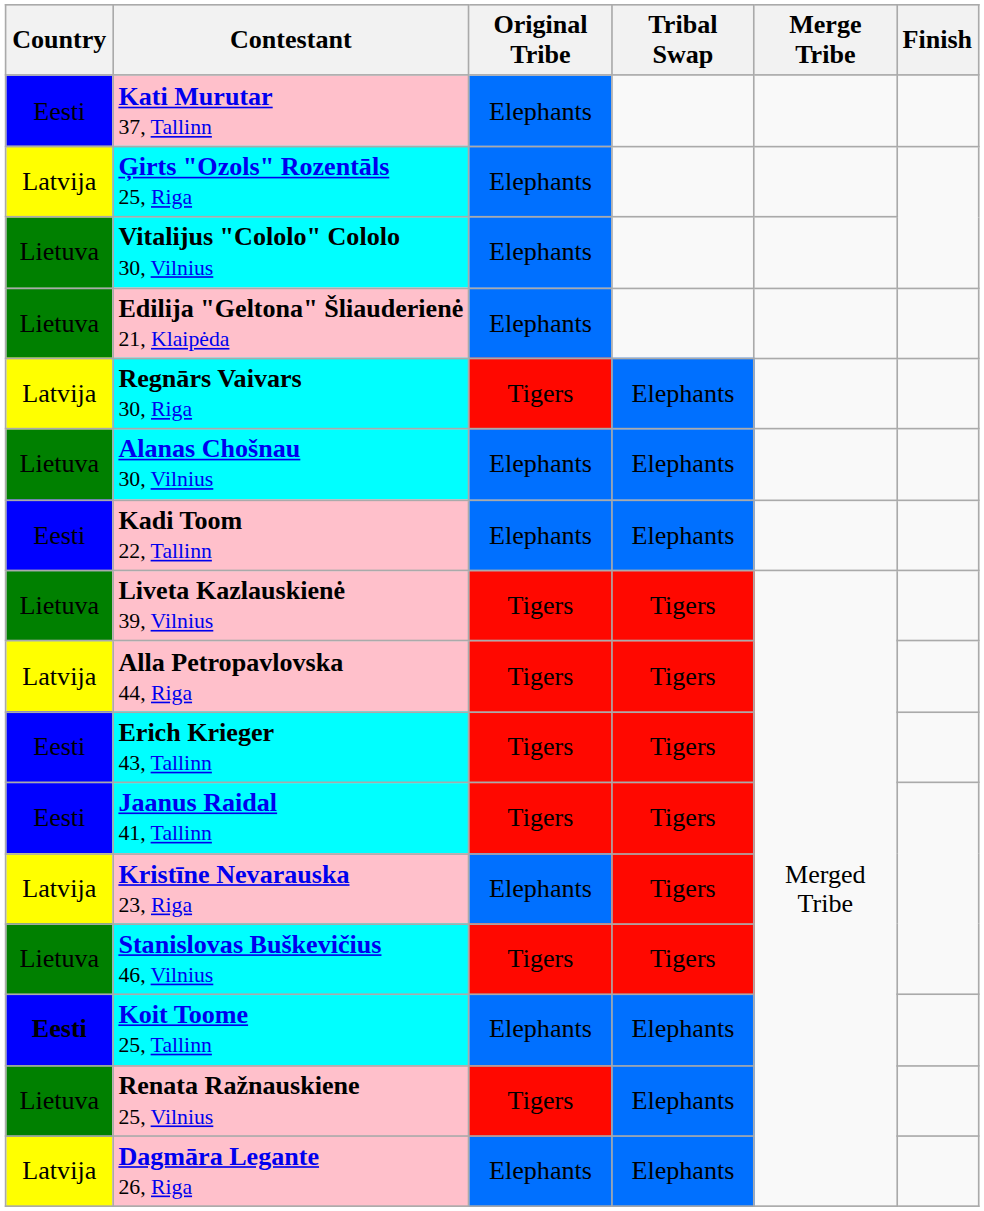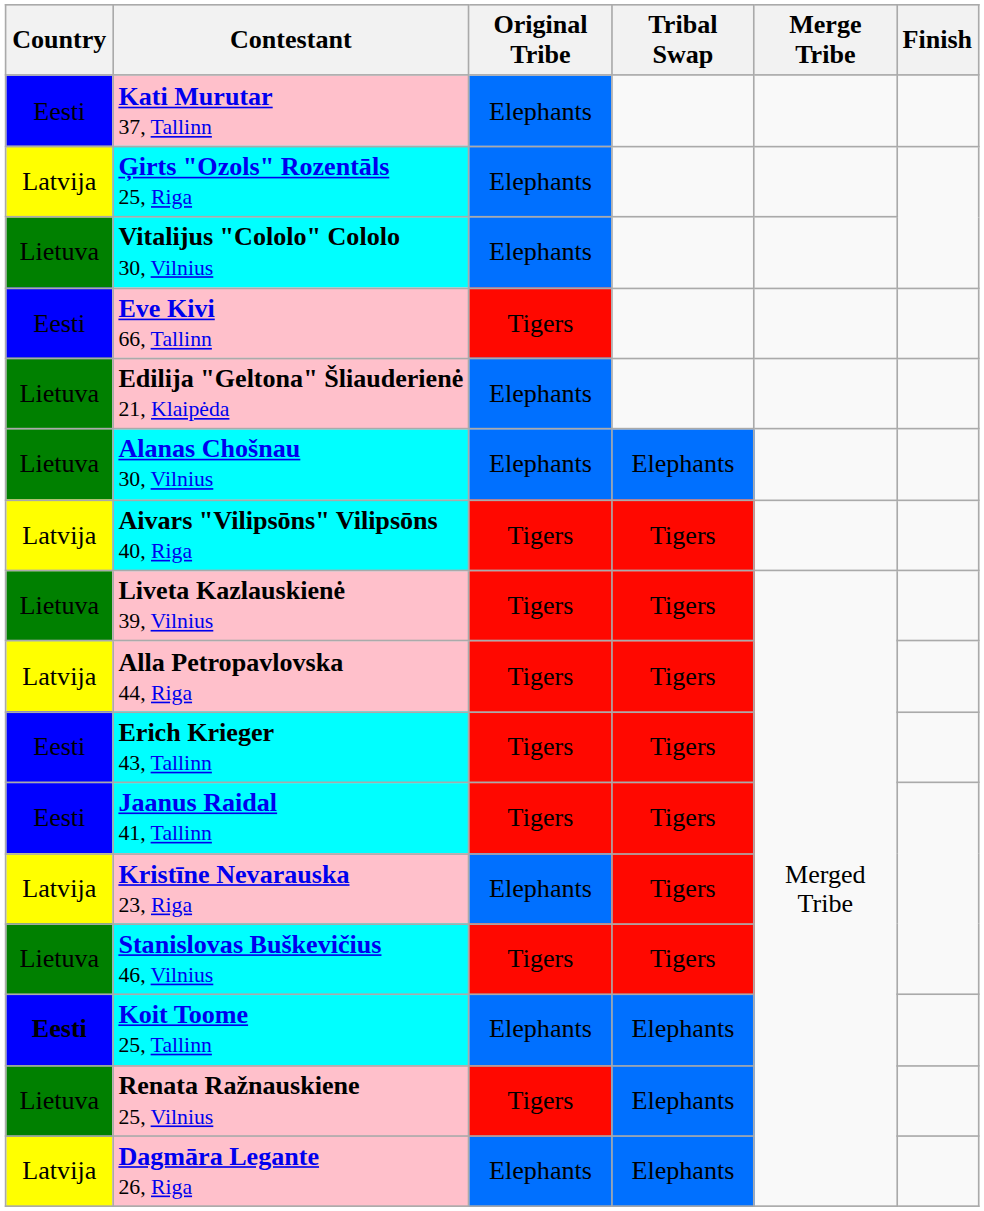+ row: (167, 322)
- row: (210, 393)
+ row: (278, 534)
- row: (180, 534)
